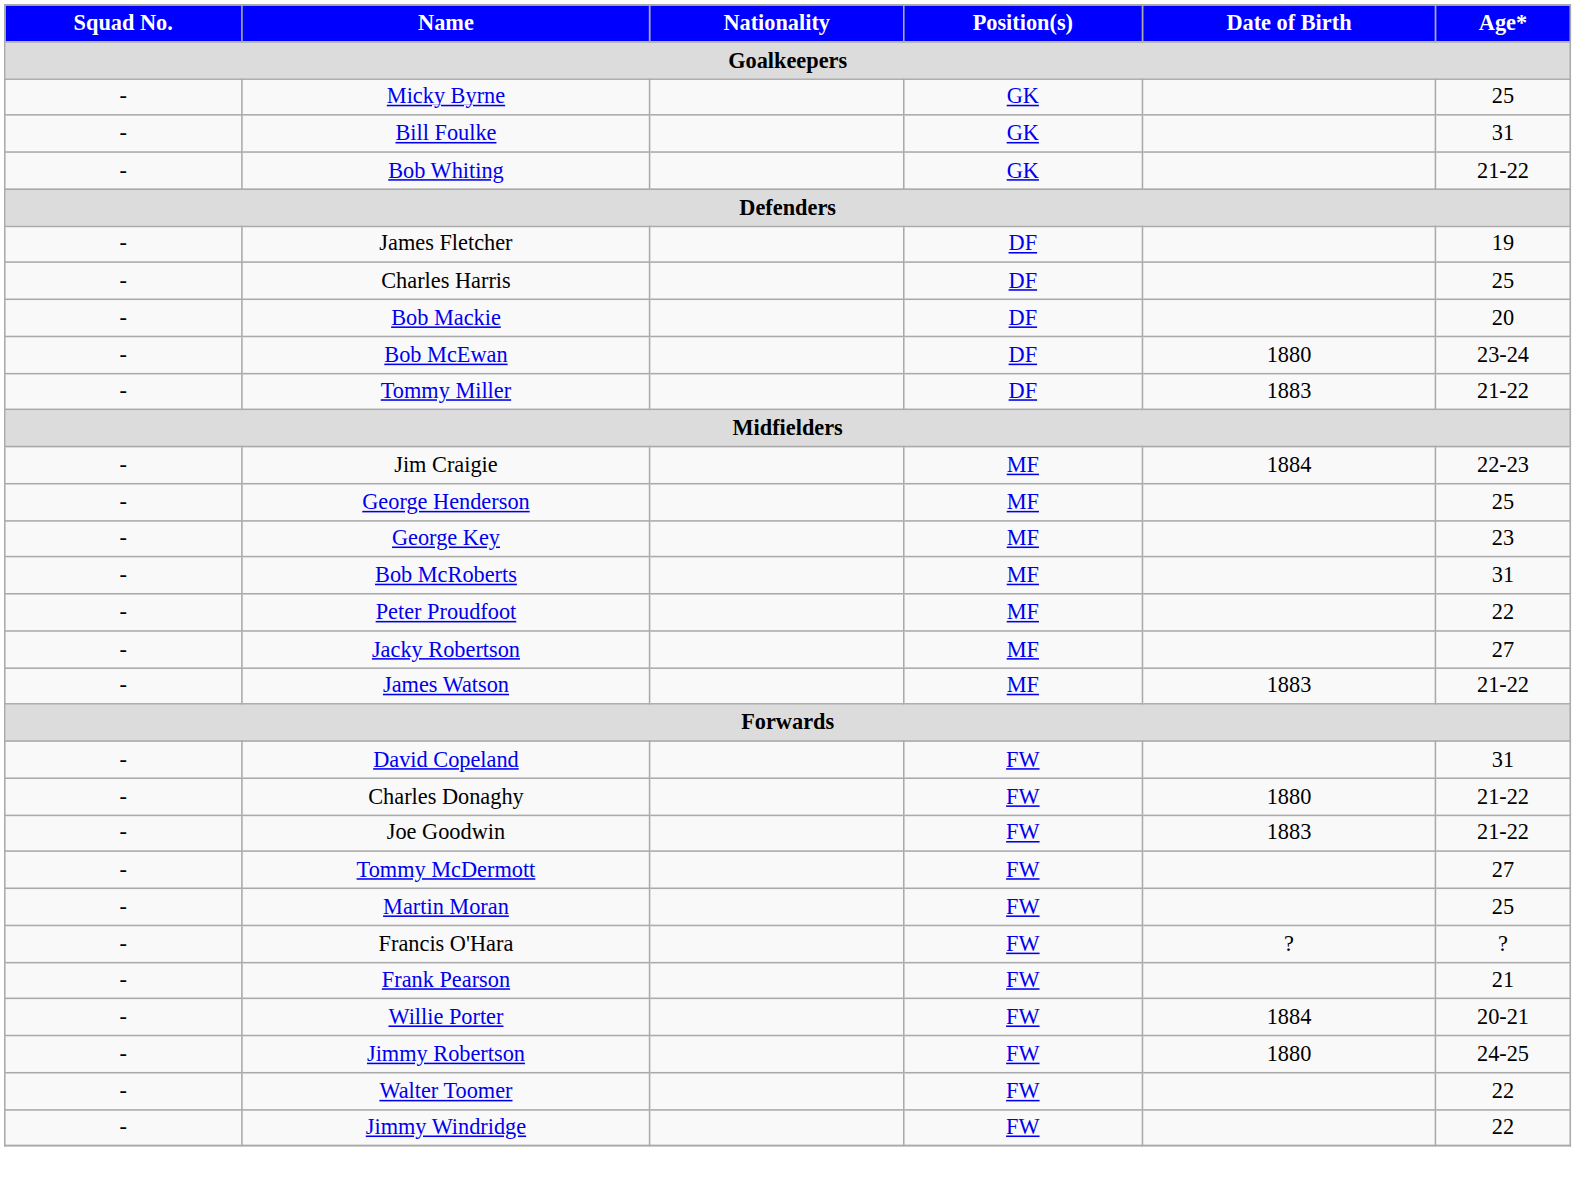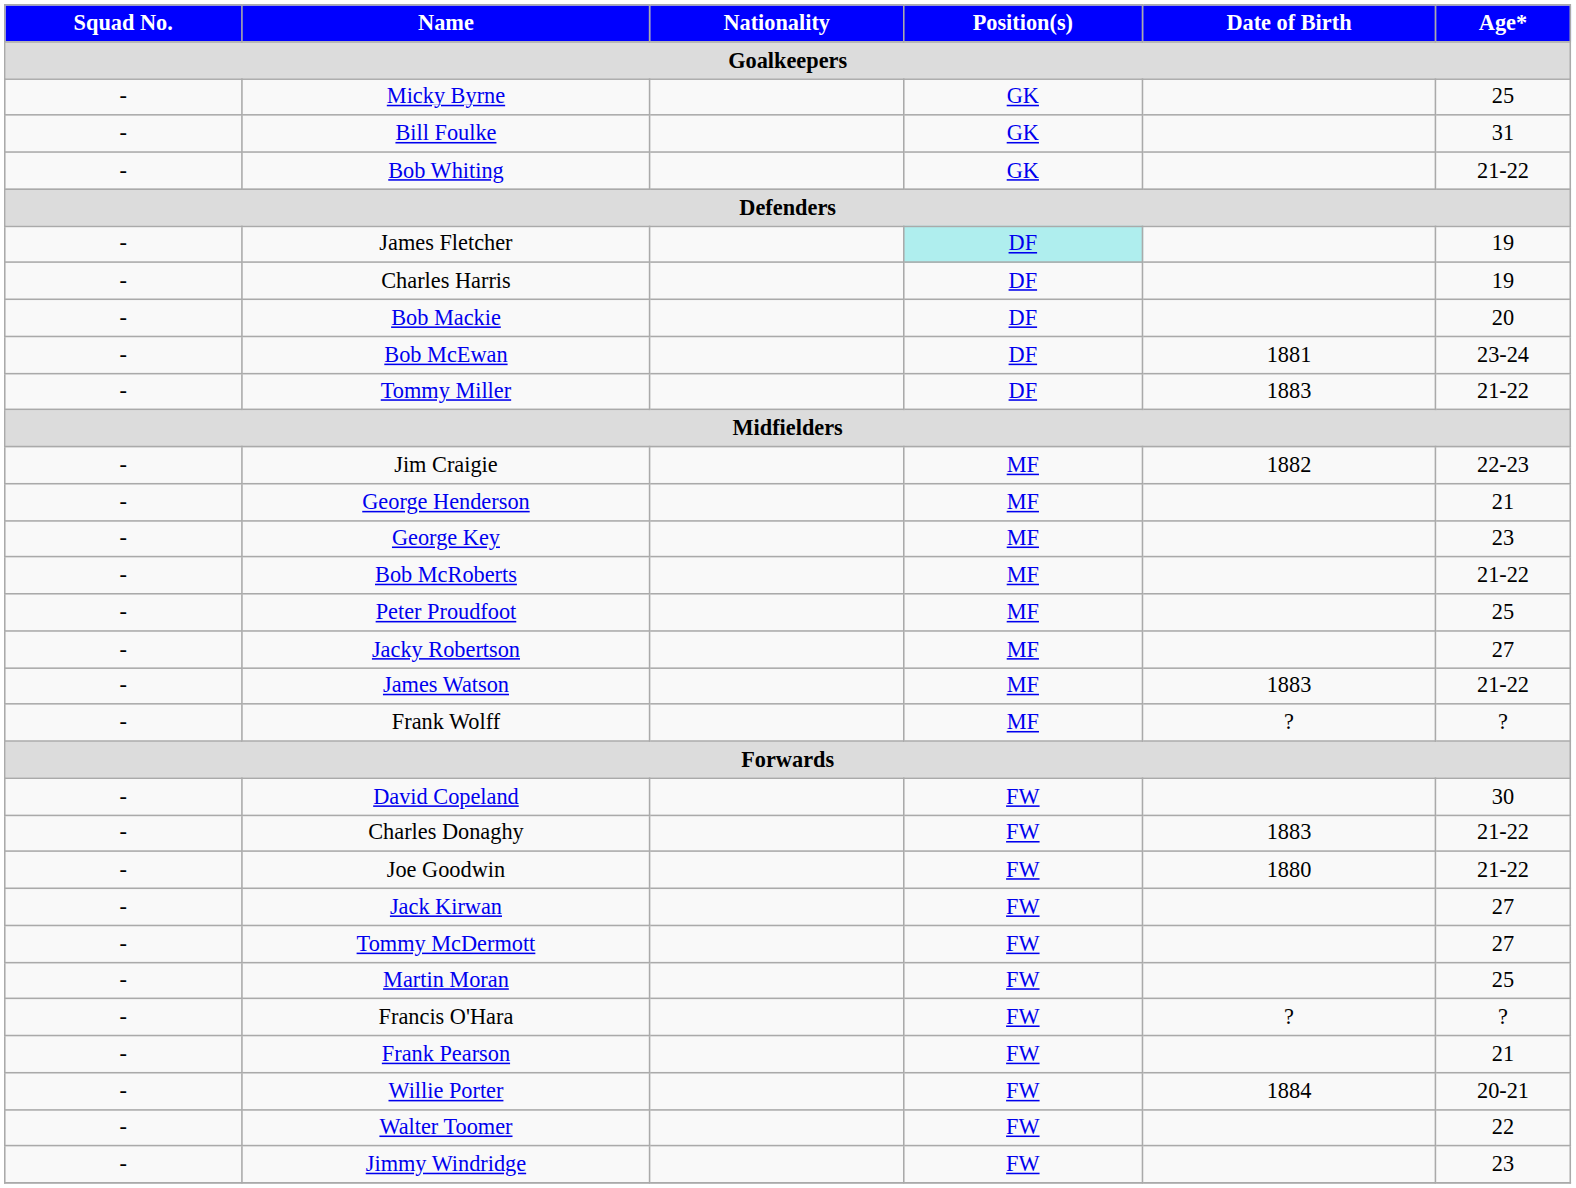(1023, 244) no background -> (1023, 244) paleturquoise background
(1503, 280) 25 -> (1503, 280) 19
(1289, 354) 1880 -> (1289, 354) 1881
(1289, 465) 1884 -> (1289, 465) 1882
(1503, 501) 25 -> (1503, 501) 21
(1503, 575) 31 -> (1503, 575) 21-22
(1503, 612) 22 -> (1503, 612) 25
+ row: (446, 722)
(1503, 759) 31 -> (1503, 796) 30
(1289, 796) 1880 -> (1289, 833) 1883
(1289, 833) 1883 -> (1289, 869) 1880
+ row: (446, 906)
- row: (446, 1054)
(1503, 1127) 22 -> (1503, 1164) 23
